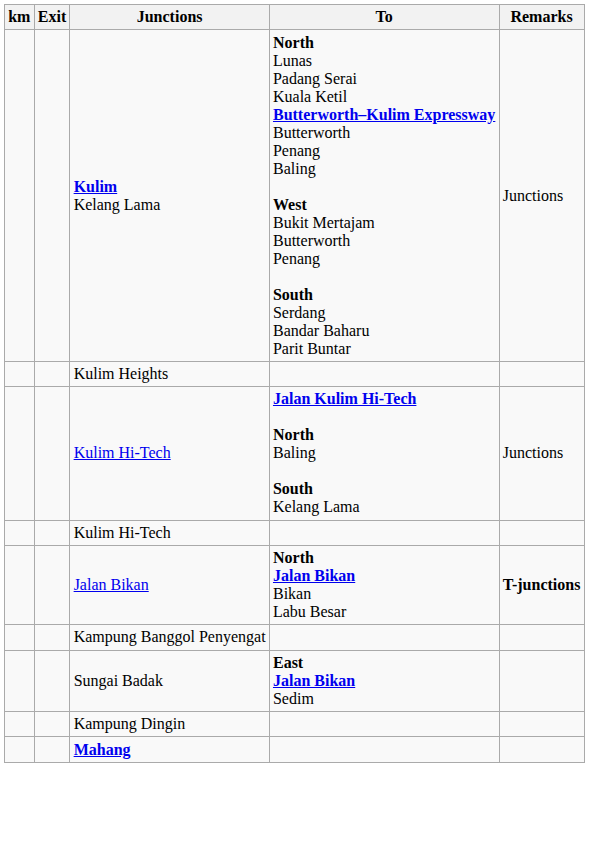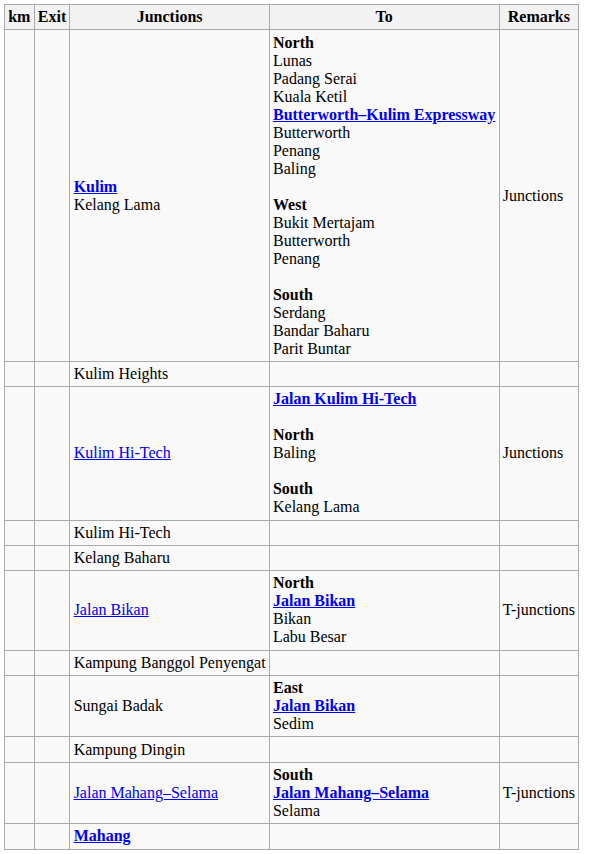+ row: (122, 558)
(542, 585) bold -> (539, 610) normal
+ row: (146, 792)
